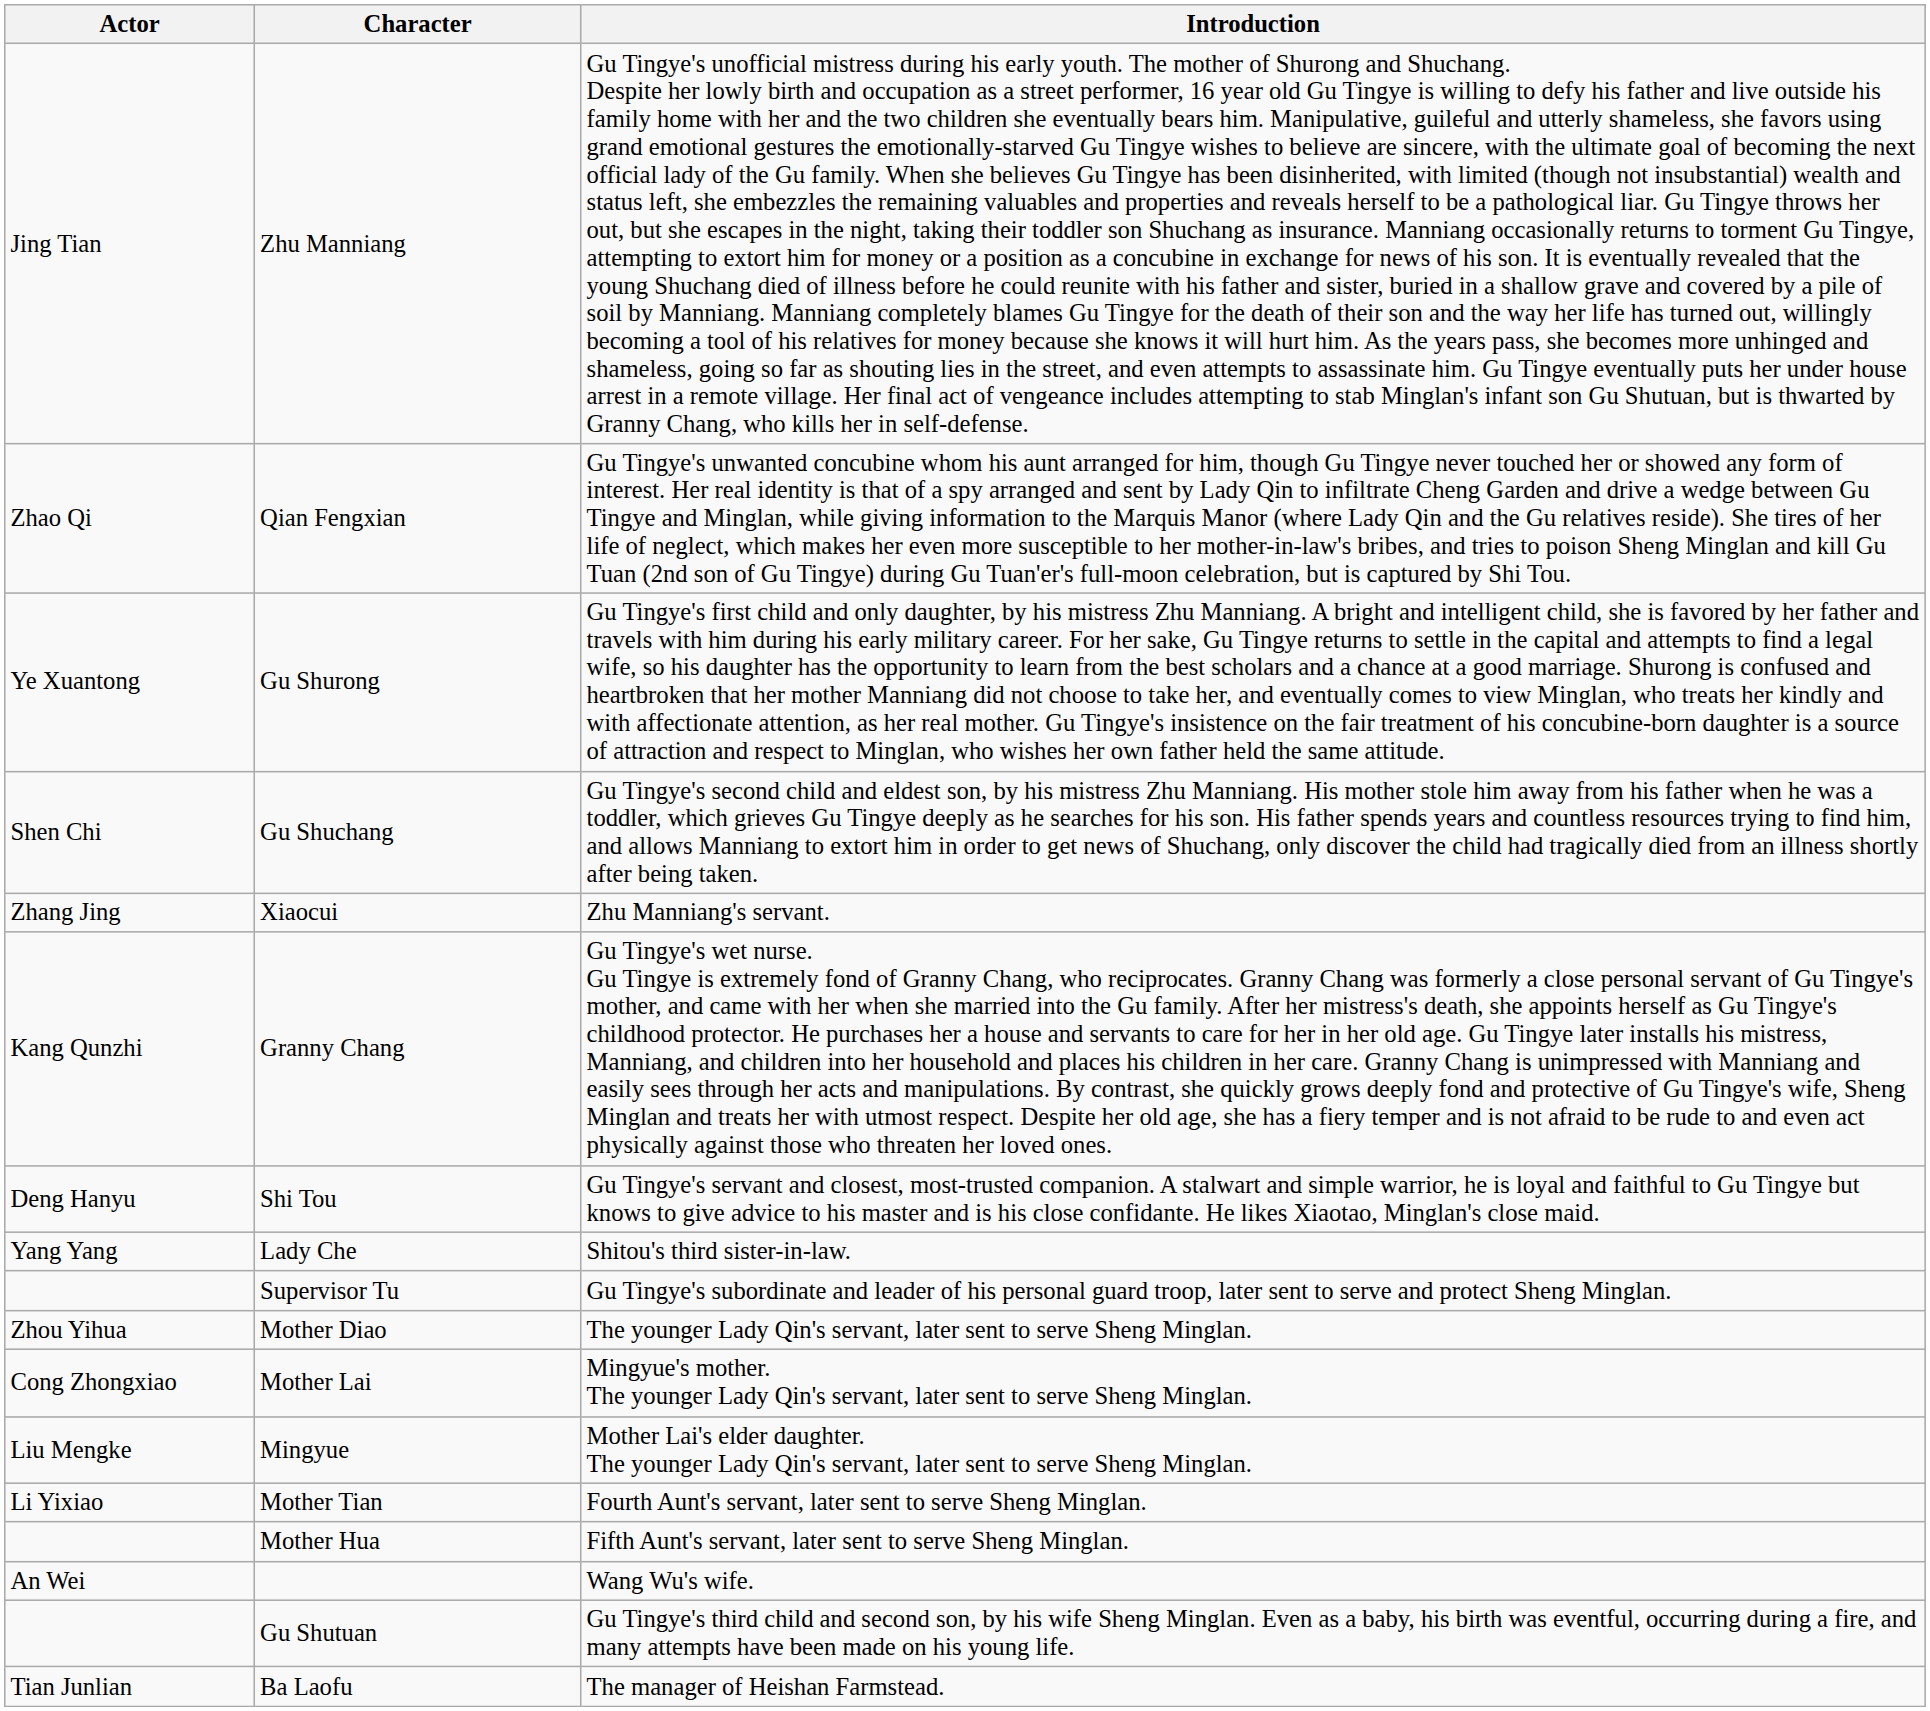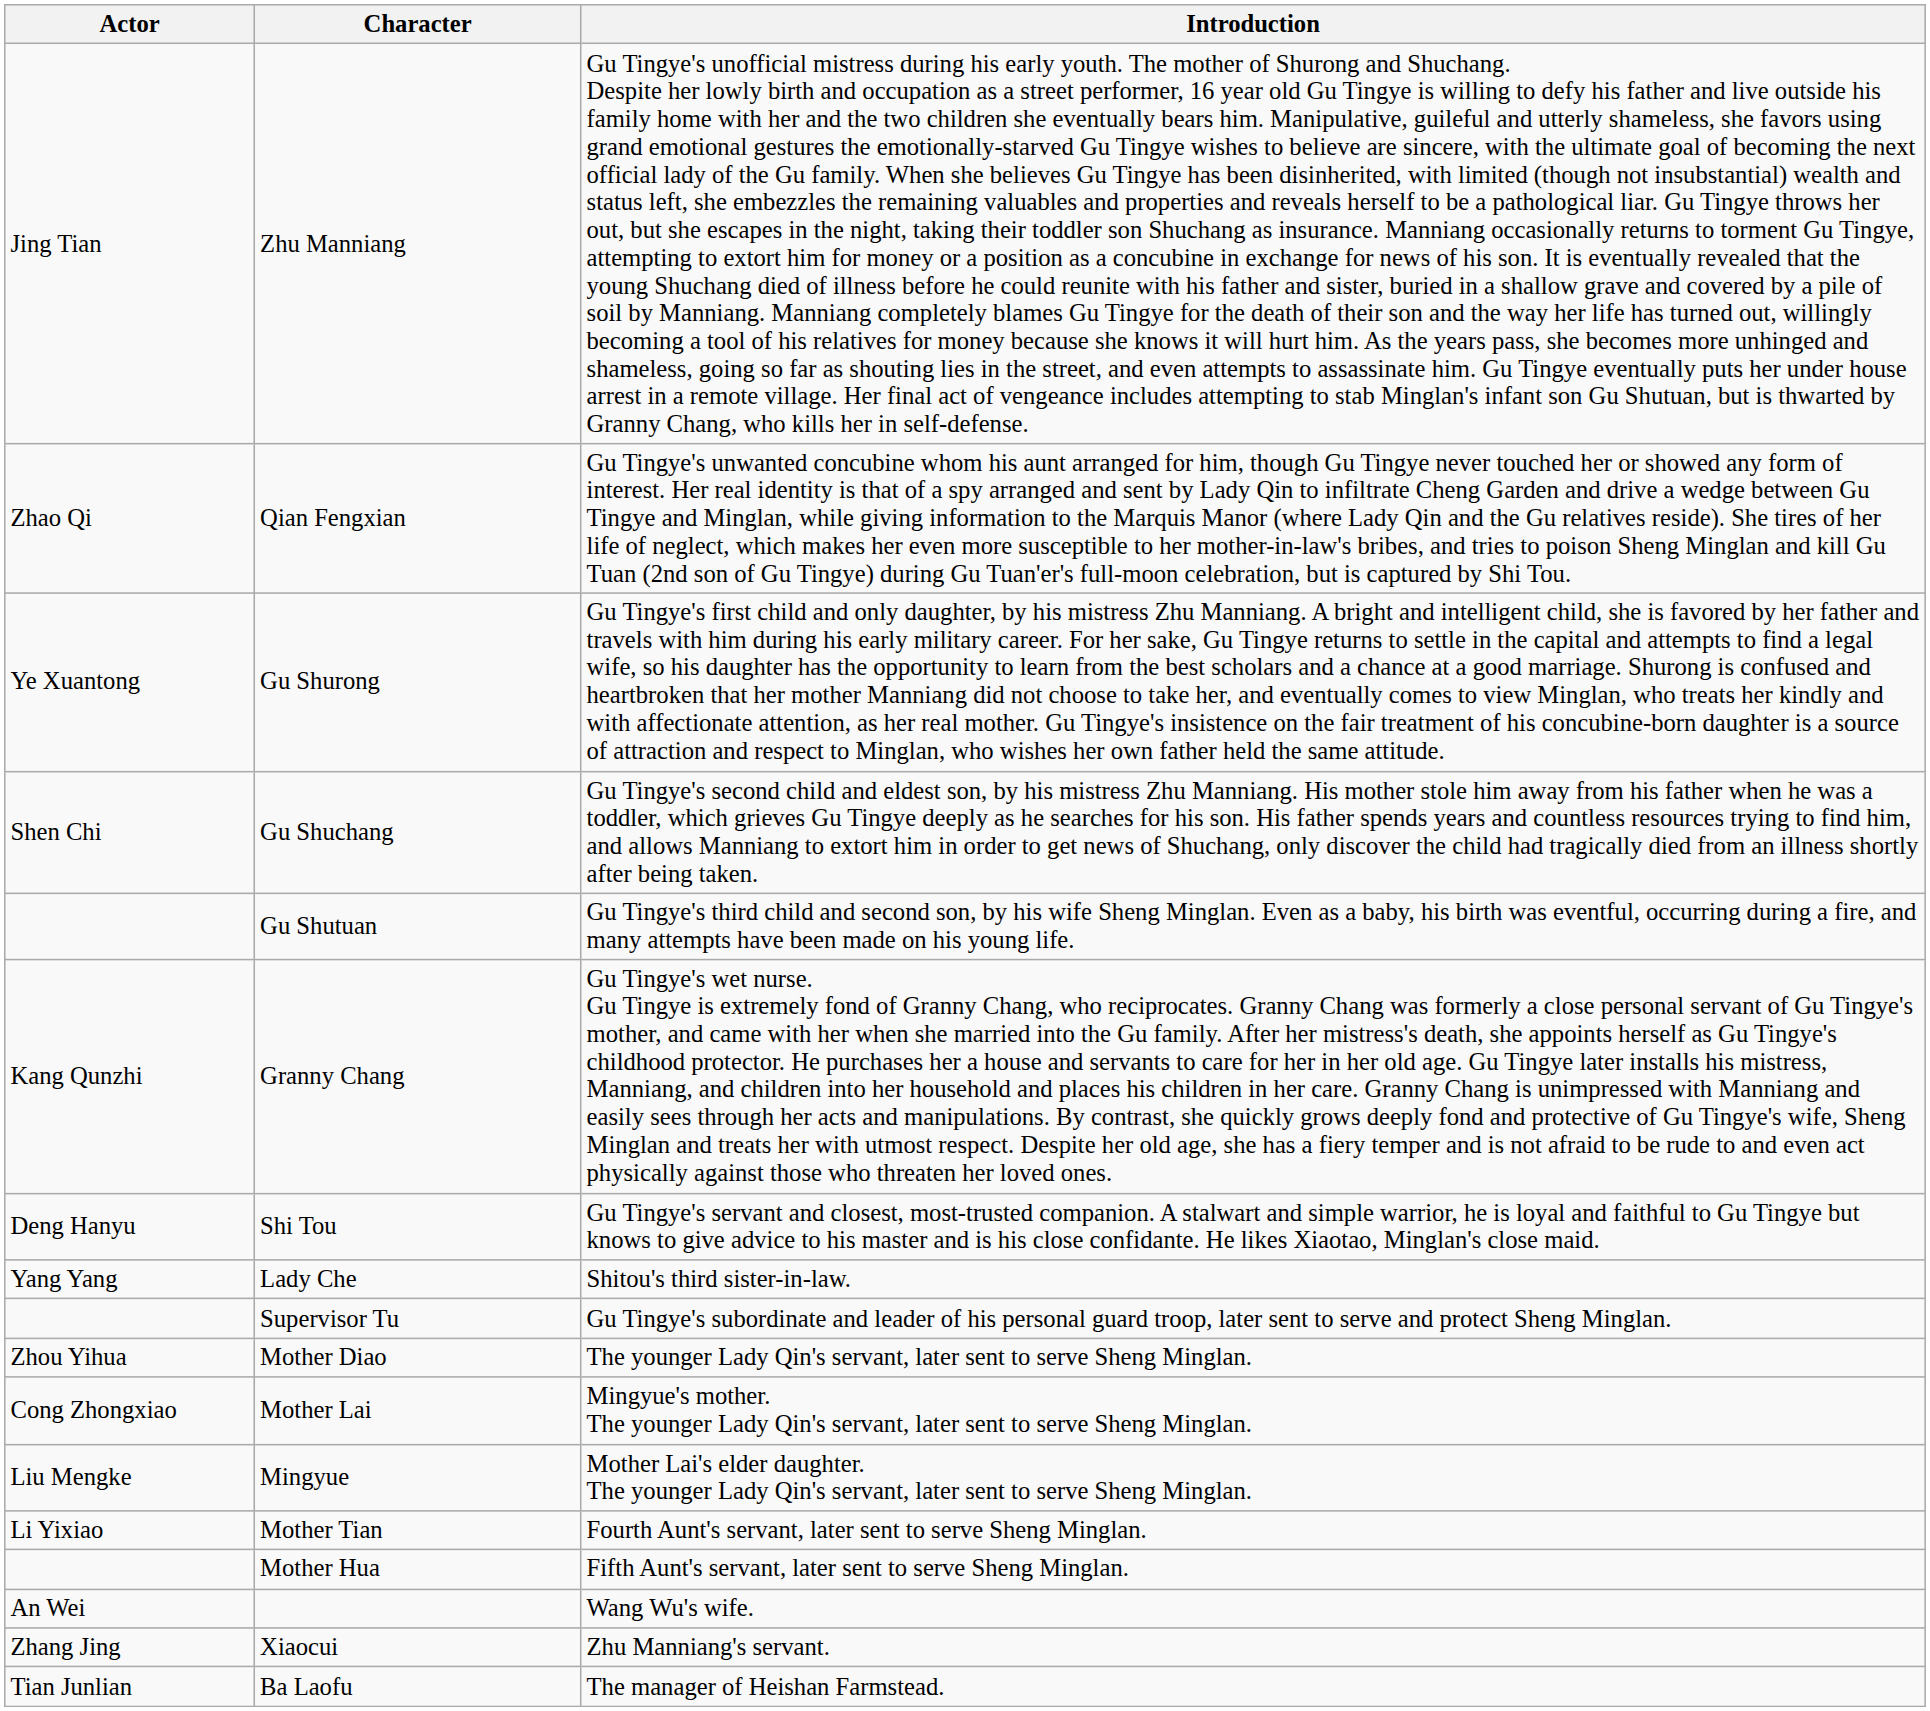rows swapped: (319, 1633) <-> (299, 912)
